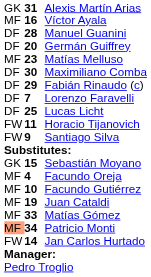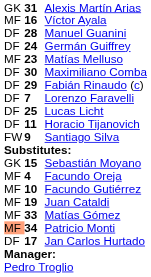(31, 46) 20 -> (31, 46) 24
(13, 124) FW -> (12, 124) DF
(13, 241) FW -> (12, 241) DF
(31, 241) 14 -> (31, 241) 17
